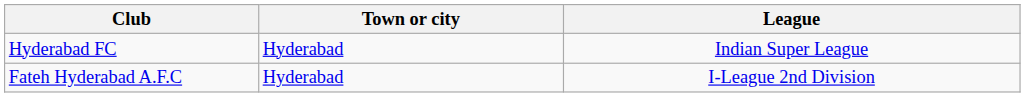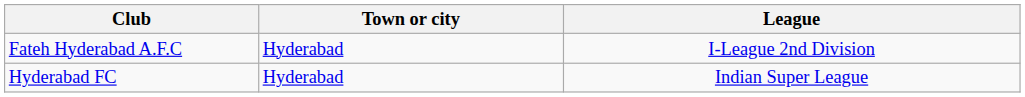rows swapped: (63, 48) <-> (95, 77)
